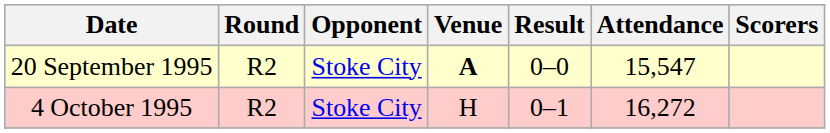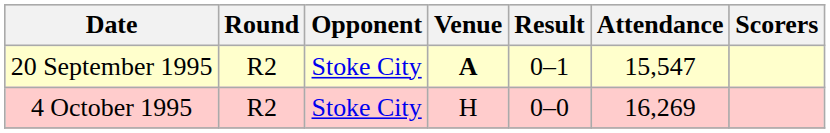(549, 66) 0–0 -> (549, 66) 0–1
(549, 107) 0–1 -> (549, 107) 0–0
(660, 107) 16,272 -> (660, 107) 16,269
